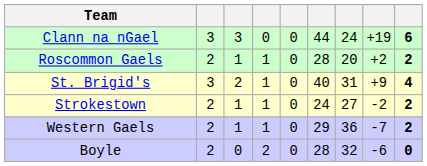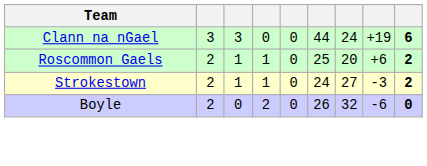(321, 61) 28 -> (321, 61) 25
(379, 61) +2 -> (379, 61) +6
- row: (101, 83)
(379, 106) -2 -> (379, 83) -3
- row: (101, 128)
(321, 151) 28 -> (321, 106) 26
